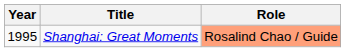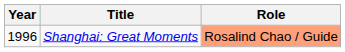(22, 36) 1995 -> (22, 36) 1996
